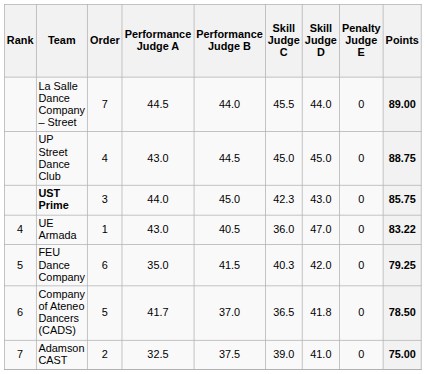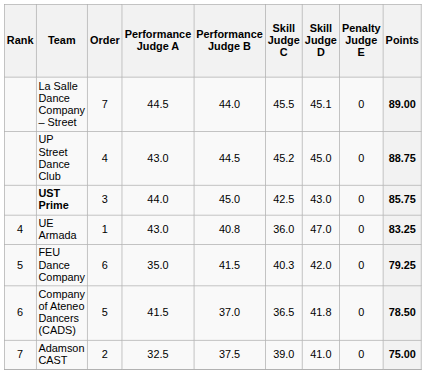(321, 104) 44.0 -> (321, 104) 45.1
(284, 158) 45.0 -> (284, 158) 45.2
(284, 200) 42.3 -> (284, 200) 42.5
(229, 229) 40.5 -> (229, 229) 40.8
(402, 229) 83.22 -> (402, 229) 83.25
(158, 313) 41.7 -> (158, 313) 41.5
